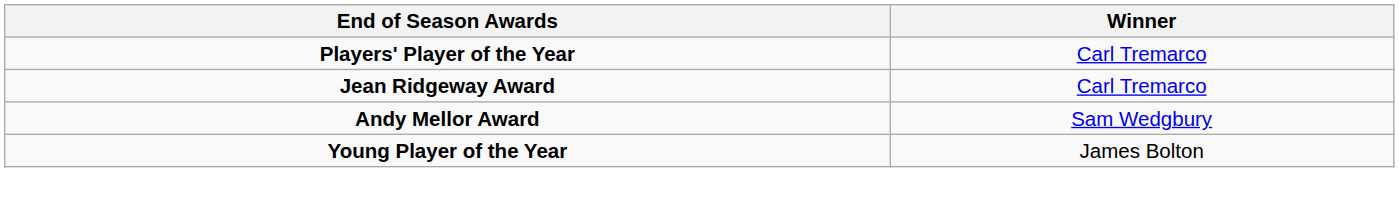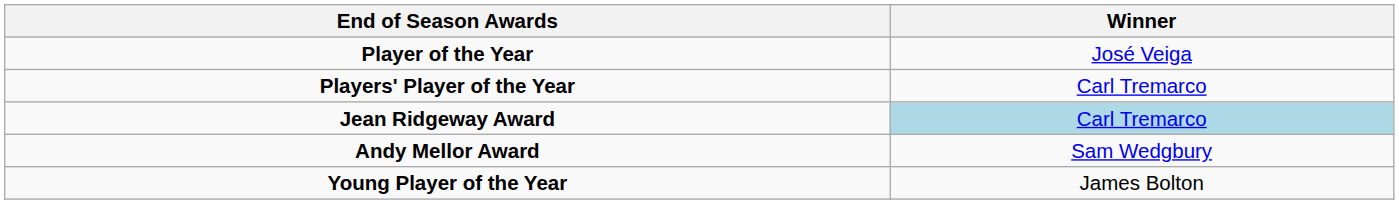+ row: (447, 54)
(1142, 86) no background -> (1142, 119) lightblue background
